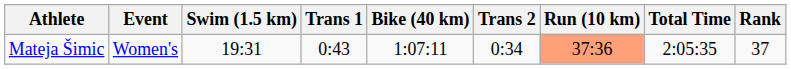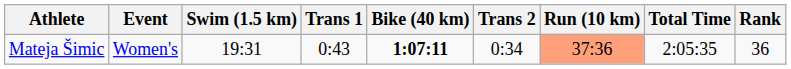(420, 49) normal -> (420, 49) bold
(760, 49) 37 -> (760, 49) 36
